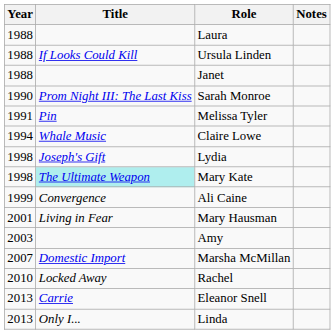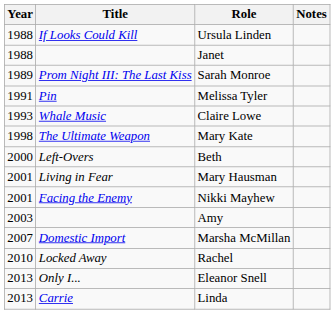- row: (212, 34)
(20, 95) 1990 -> (20, 75) 1989
(20, 136) 1994 -> (20, 116) 1993
- row: (212, 156)
(94, 177) paleturquoise background -> (94, 136) no background
- row: (222, 197)
+ row: (210, 156)
+ row: (236, 197)
(56, 298) Carrie -> (60, 278) Only I...
(60, 319) Only I... -> (56, 298) Carrie
